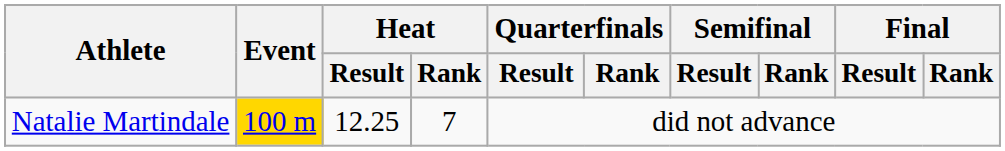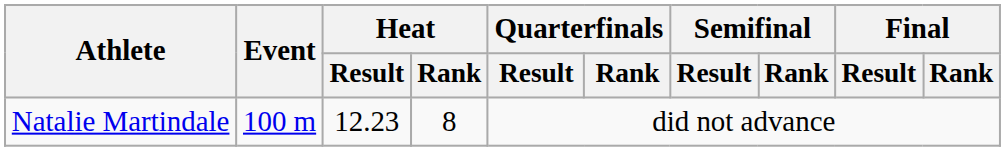(280, 121) gold background -> (280, 121) no background
(367, 121) 12.25 -> (367, 121) 12.23
(449, 121) 7 -> (449, 121) 8
